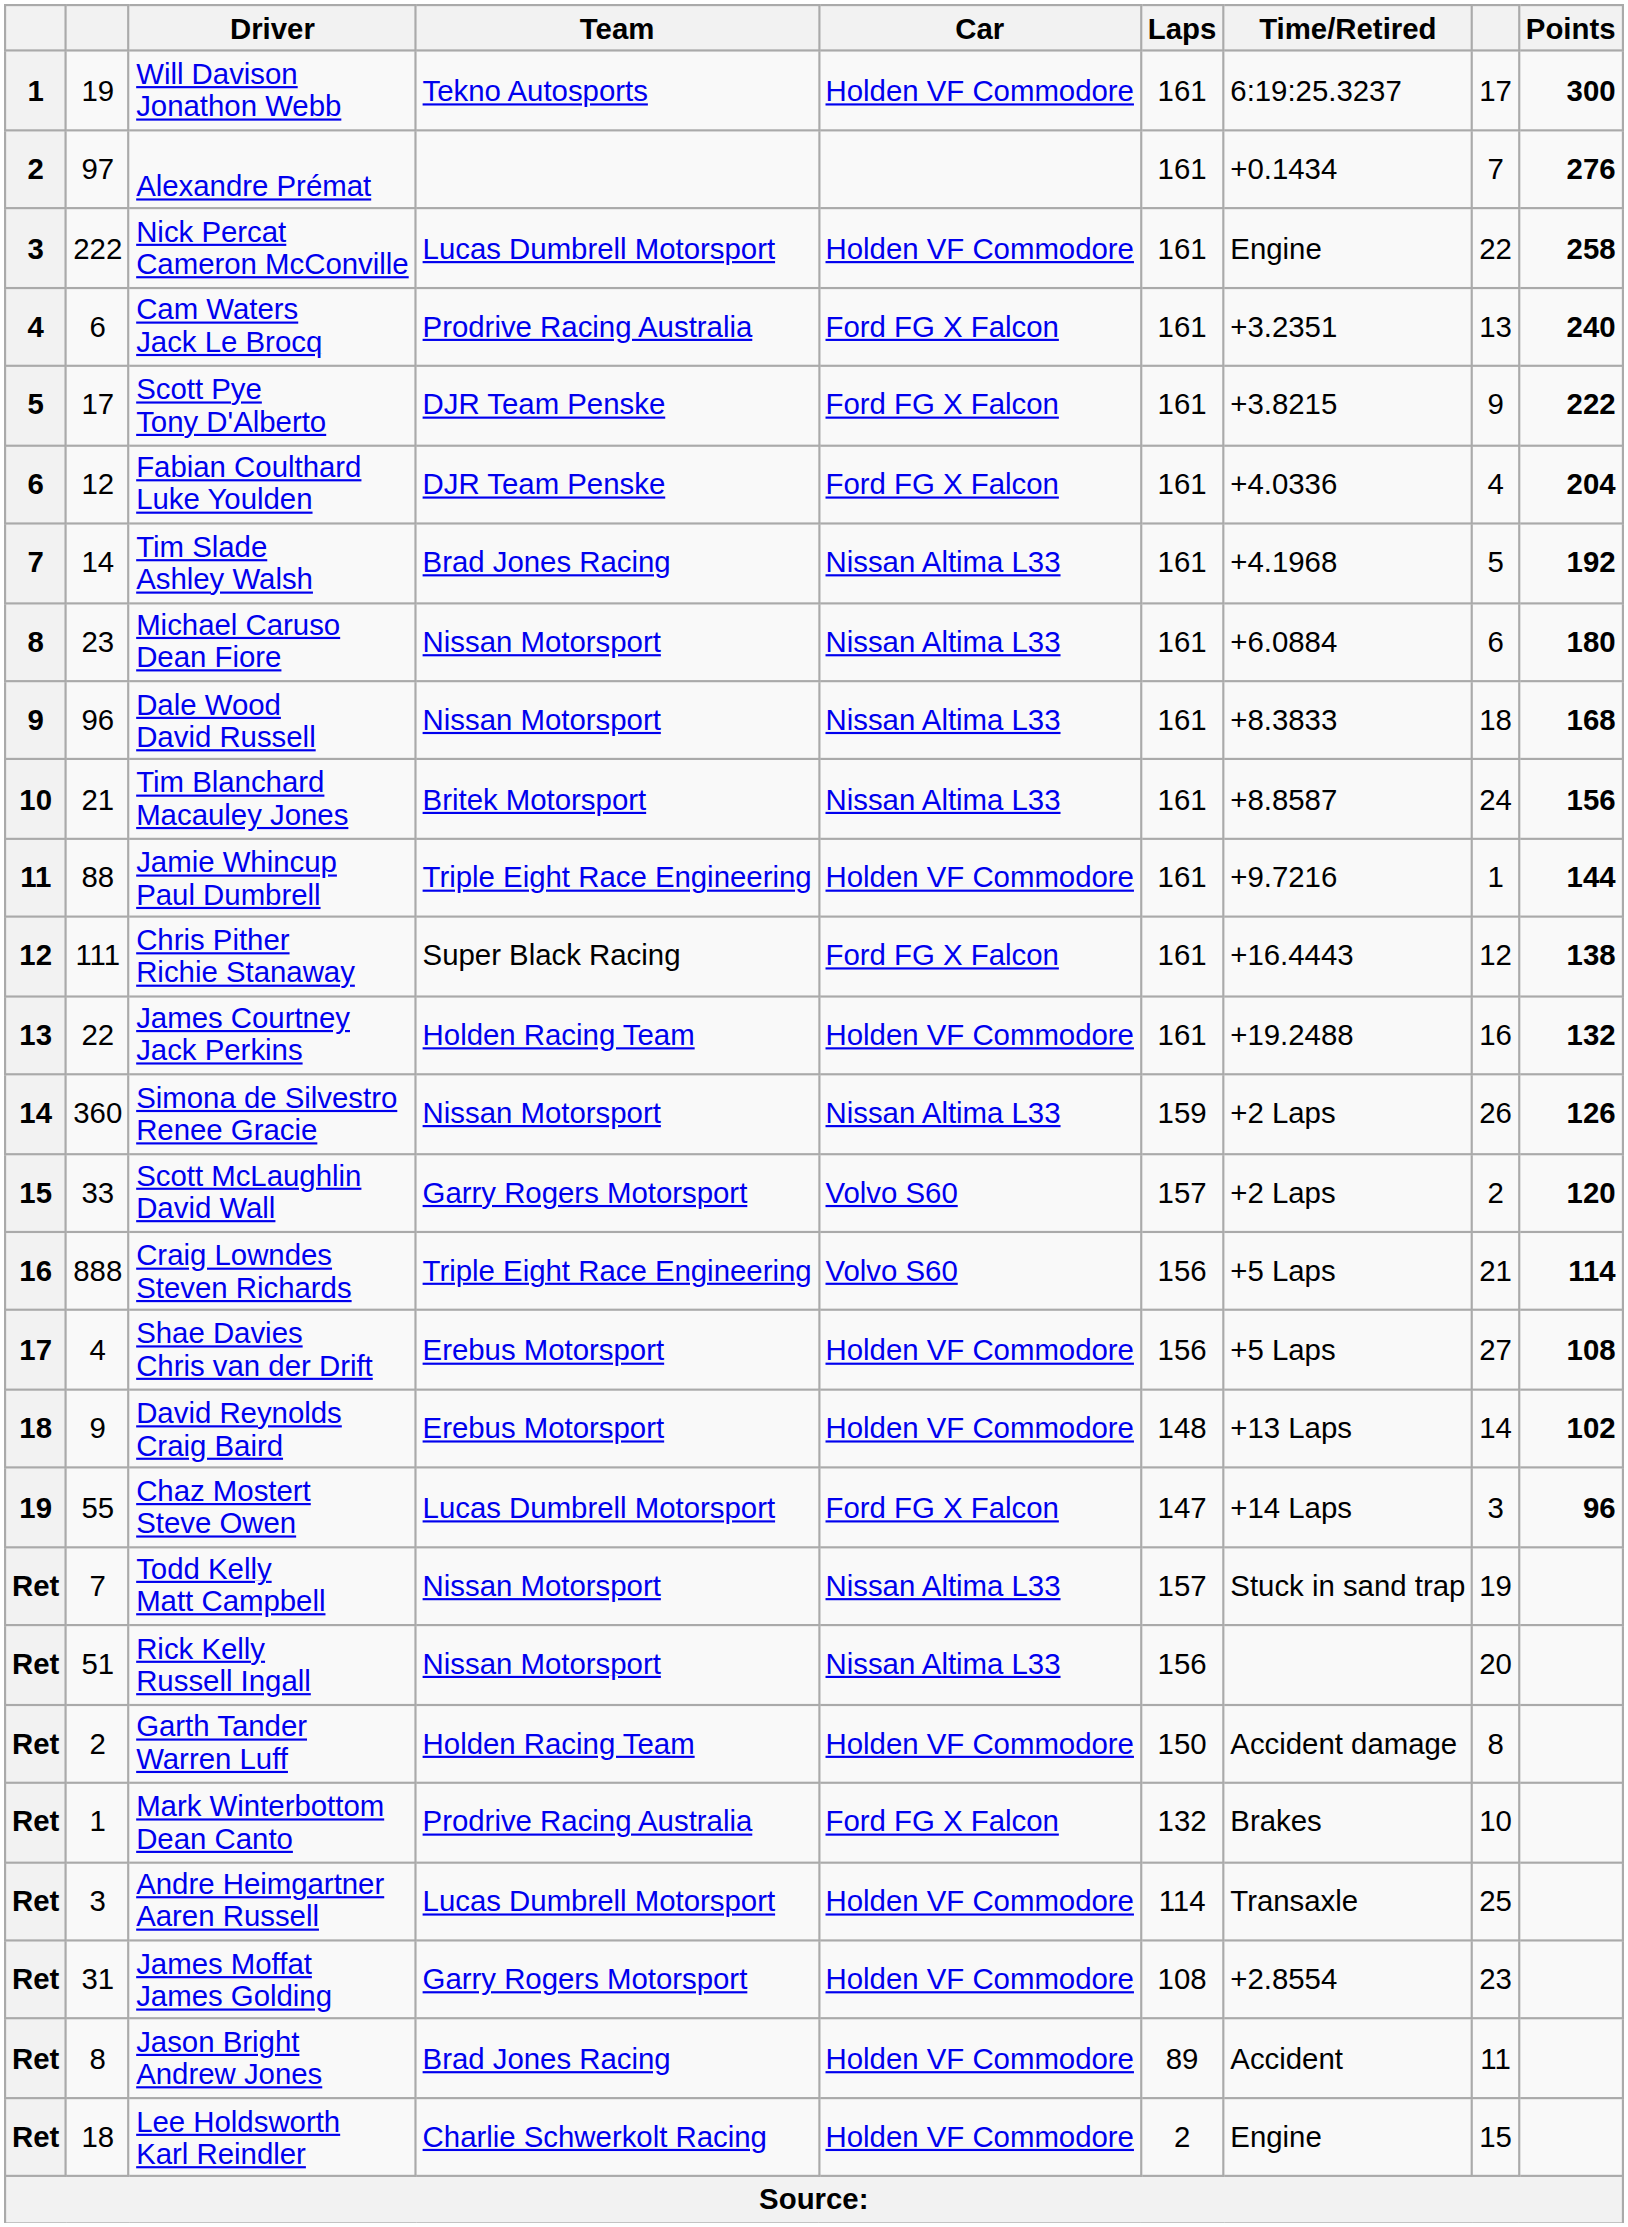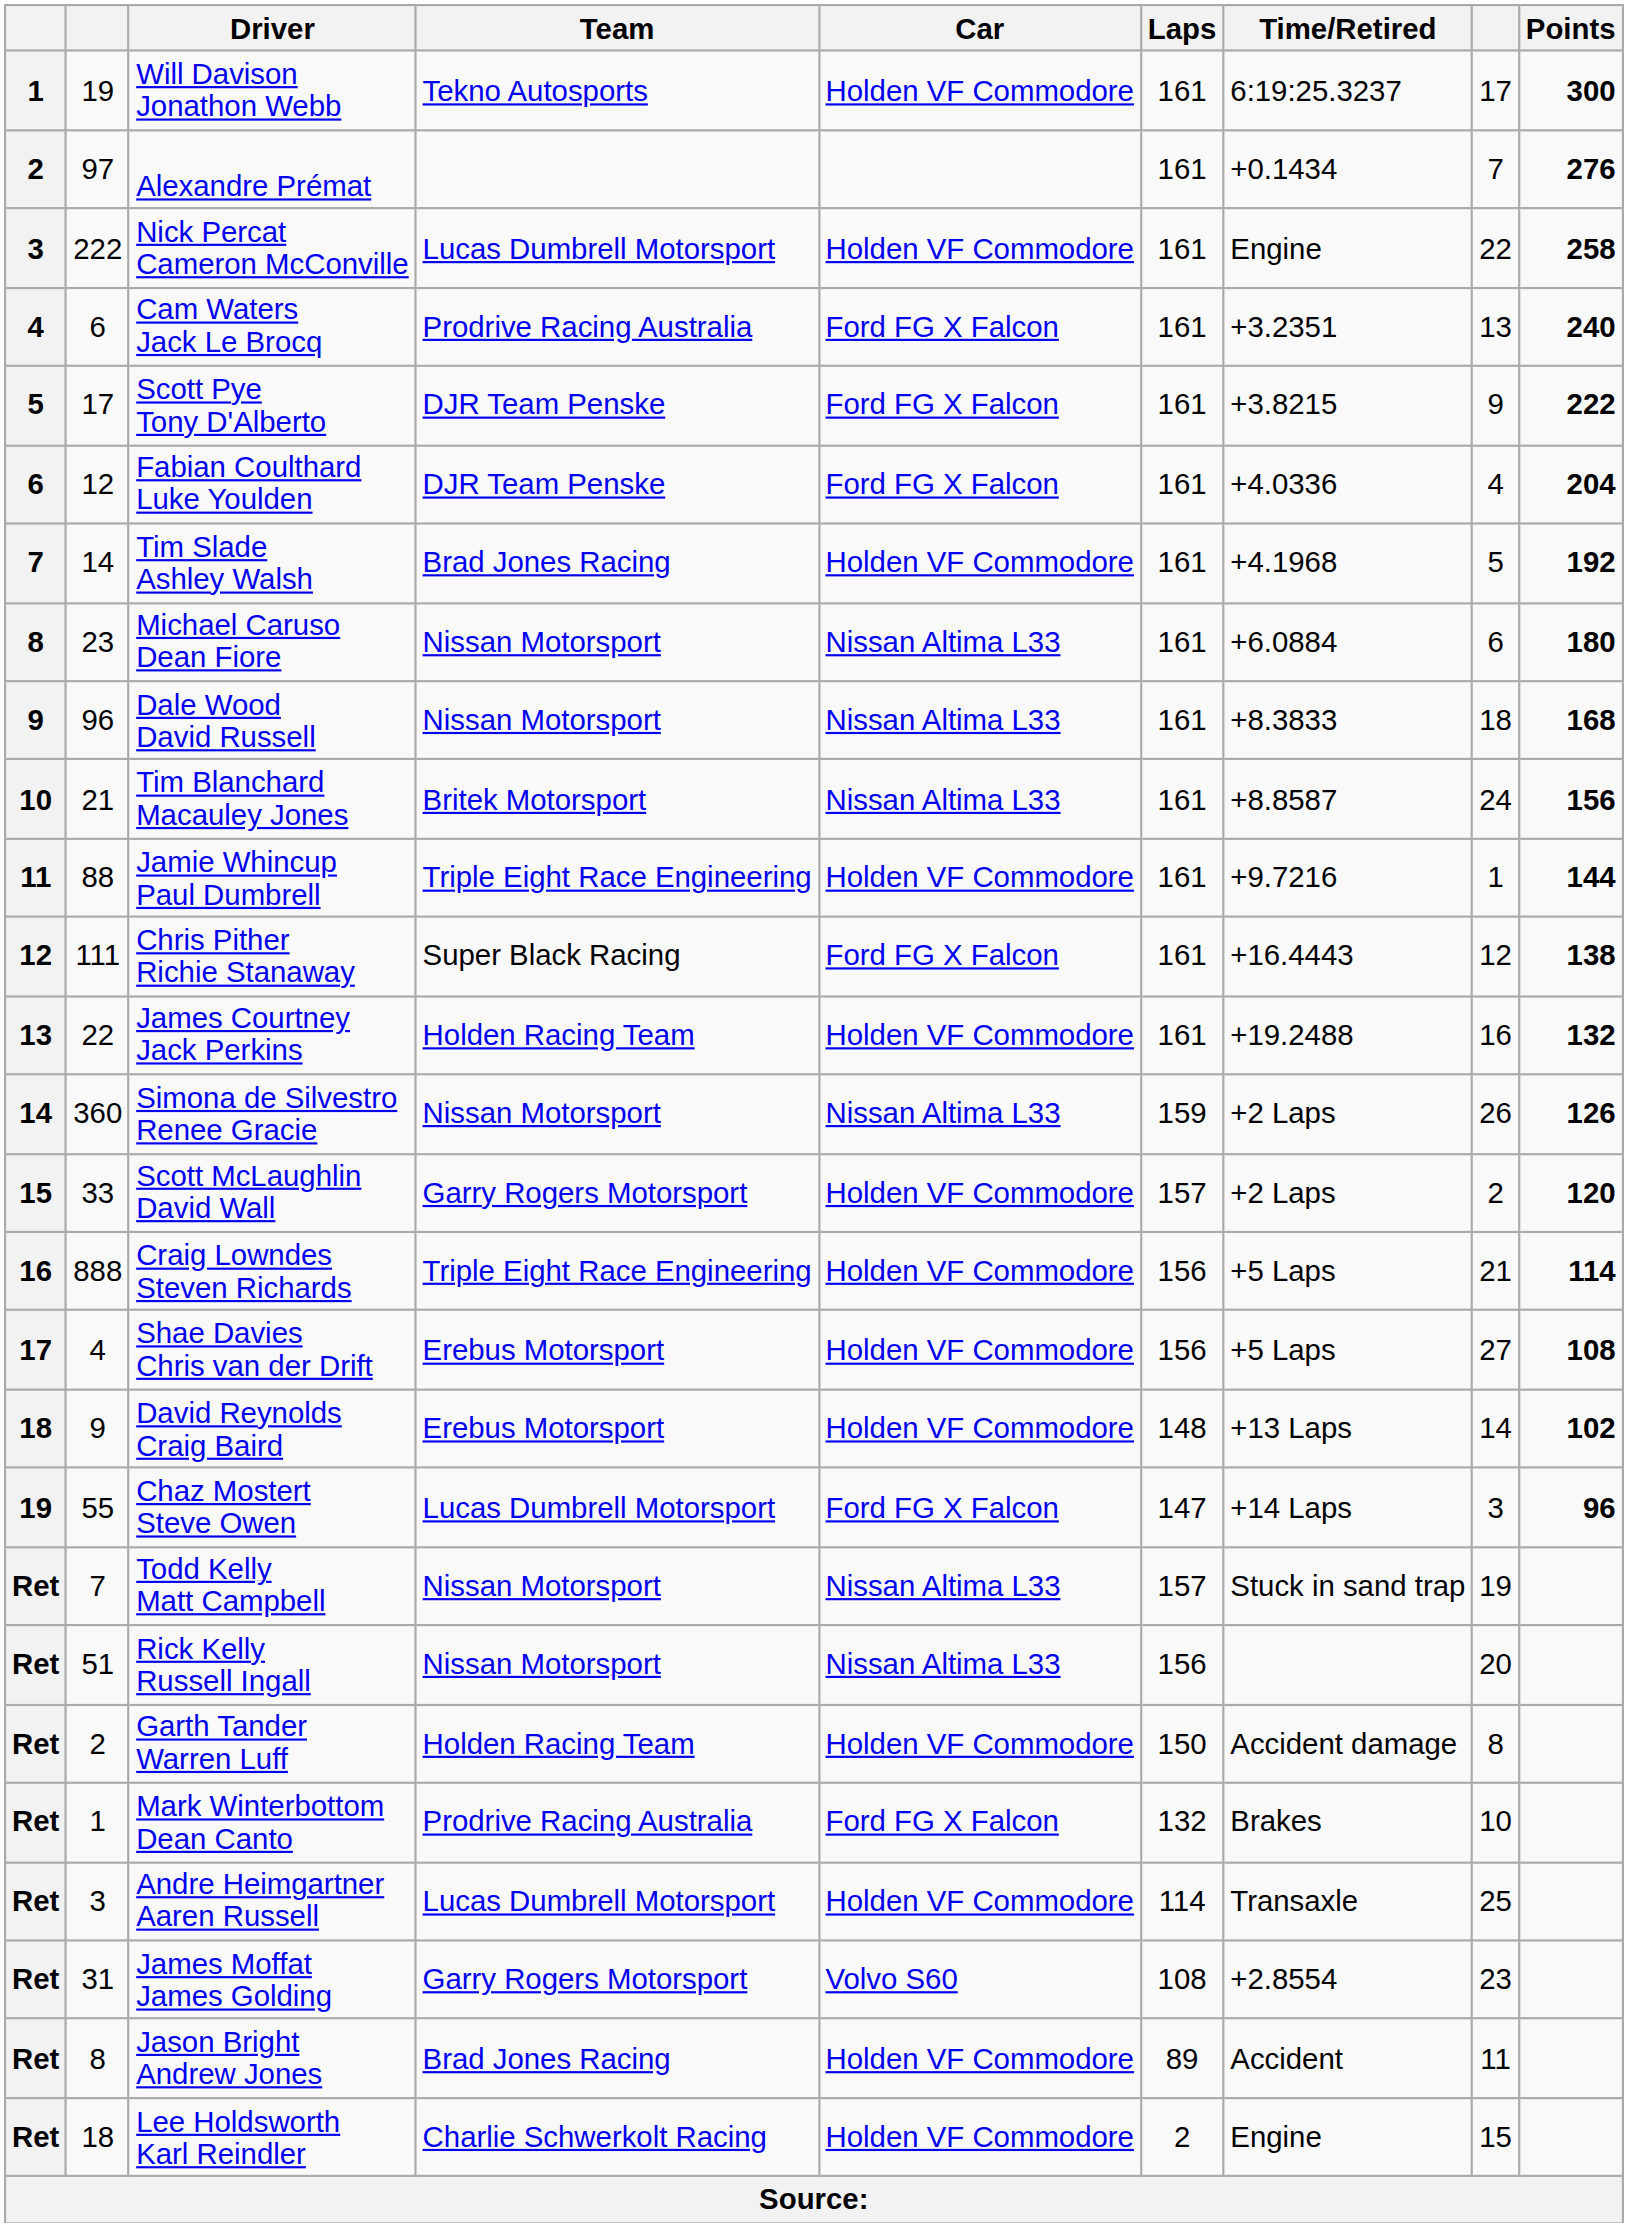(943, 563) Nissan Altima L33 -> (980, 563) Holden VF Commodore
(892, 1192) Volvo S60 -> (980, 1192) Holden VF Commodore
(892, 1271) Volvo S60 -> (980, 1271) Holden VF Commodore
(980, 1979) Holden VF Commodore -> (892, 1979) Volvo S60
